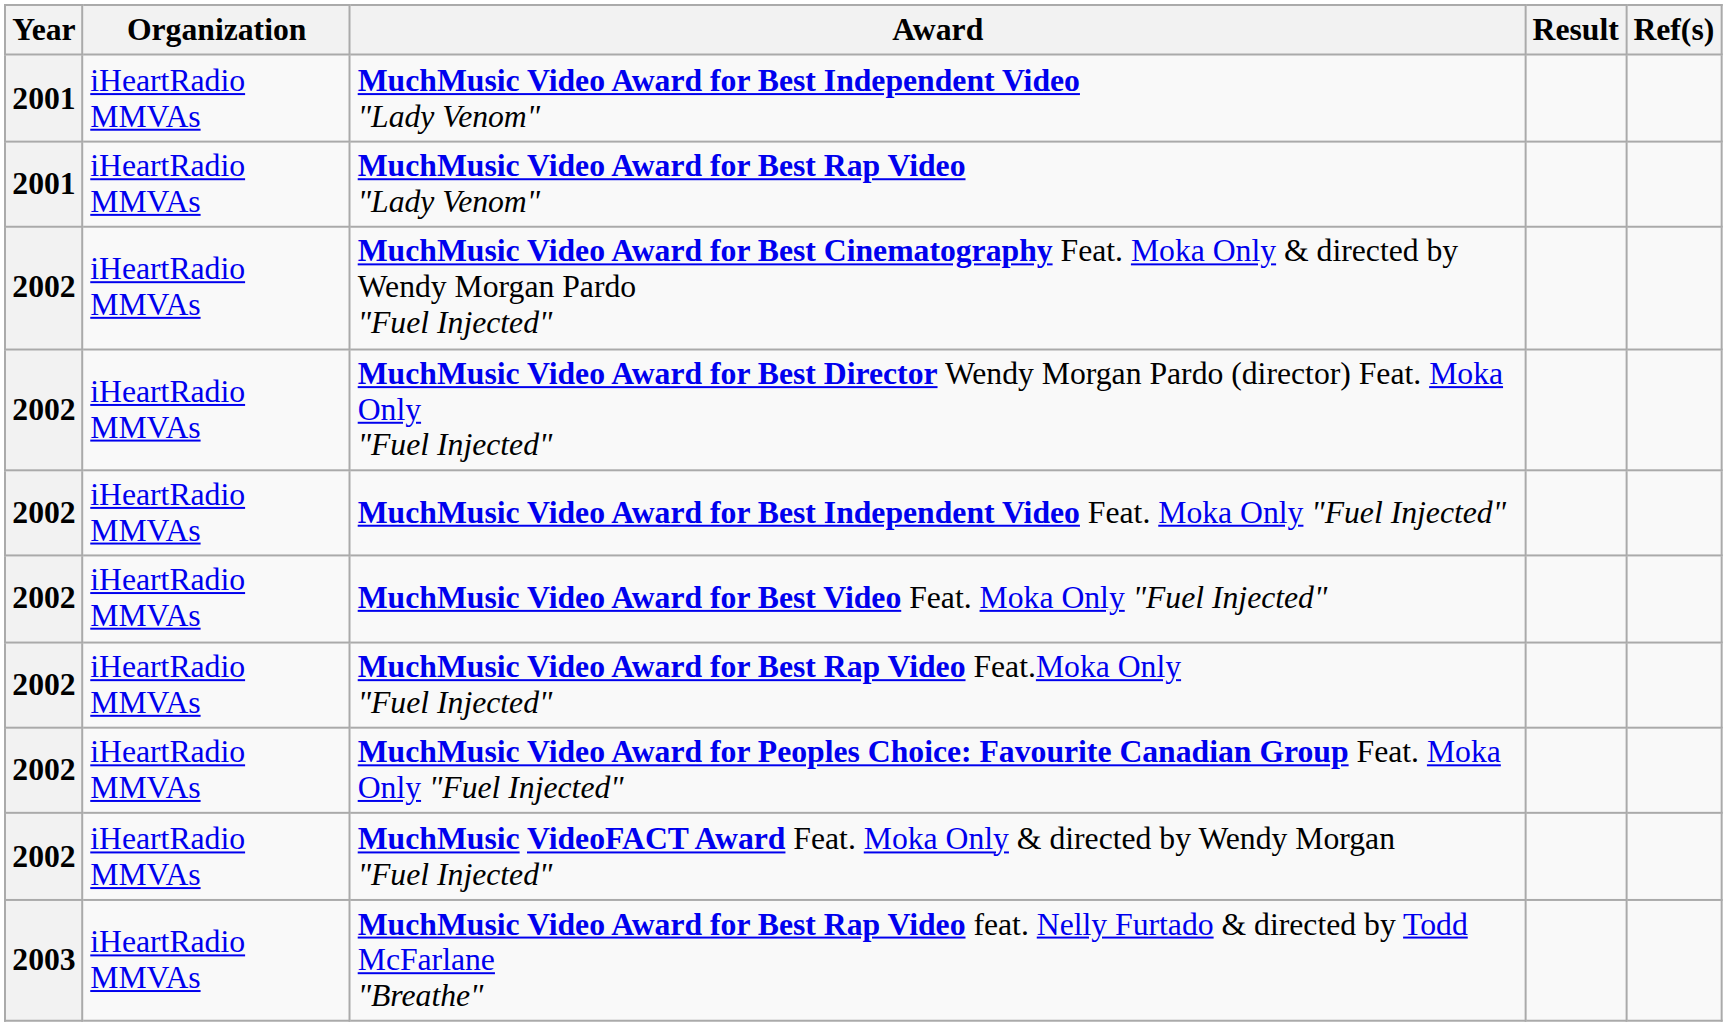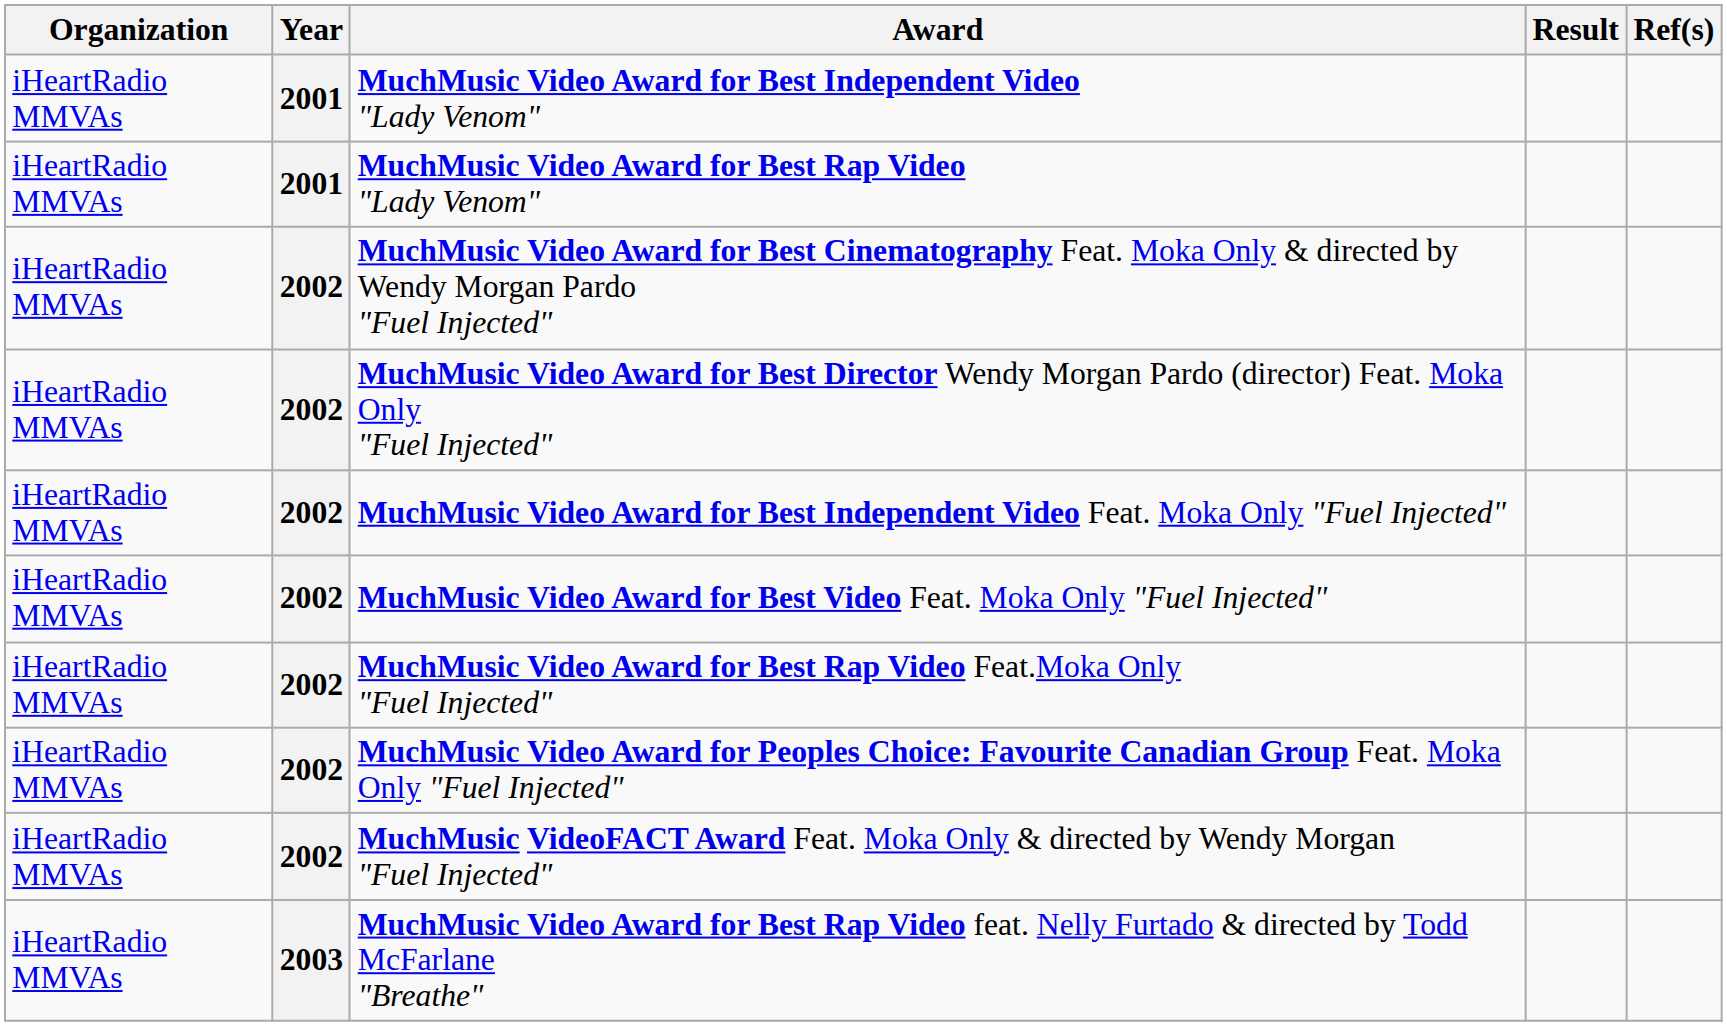columns swapped: (44, 29) <-> (217, 29)
